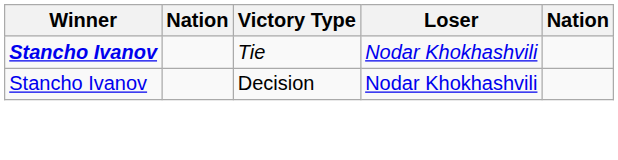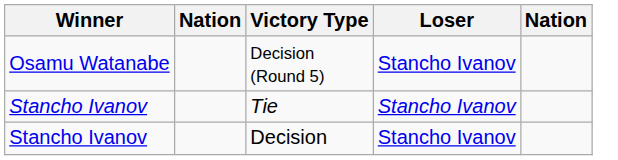+ row: (287, 64)
(83, 52) bold -> (78, 106) normal
(451, 52) Nodar Khokhashvili -> (447, 106) Stancho Ivanov
(451, 83) Nodar Khokhashvili -> (447, 138) Stancho Ivanov
